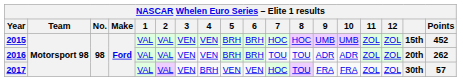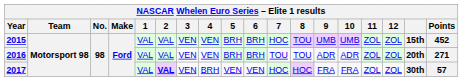(301, 40) HOC -> (302, 40) TOU
(441, 55) 262 -> (442, 55) 271
(165, 69) normal -> (166, 69) bold
(301, 69) TOU -> (302, 69) HOC
